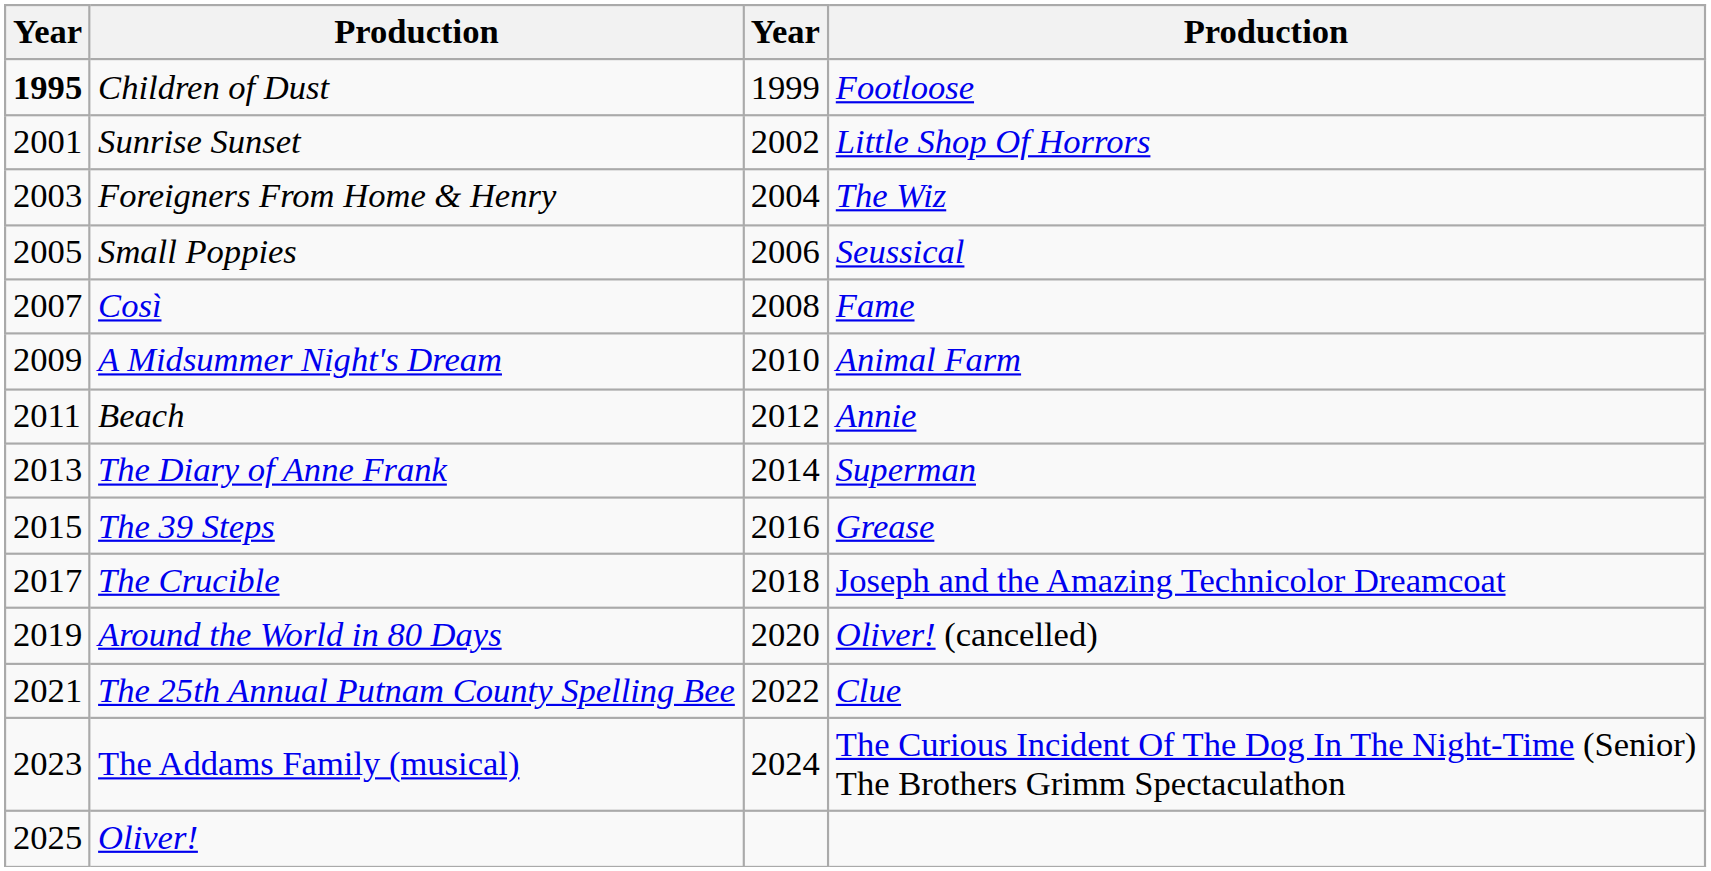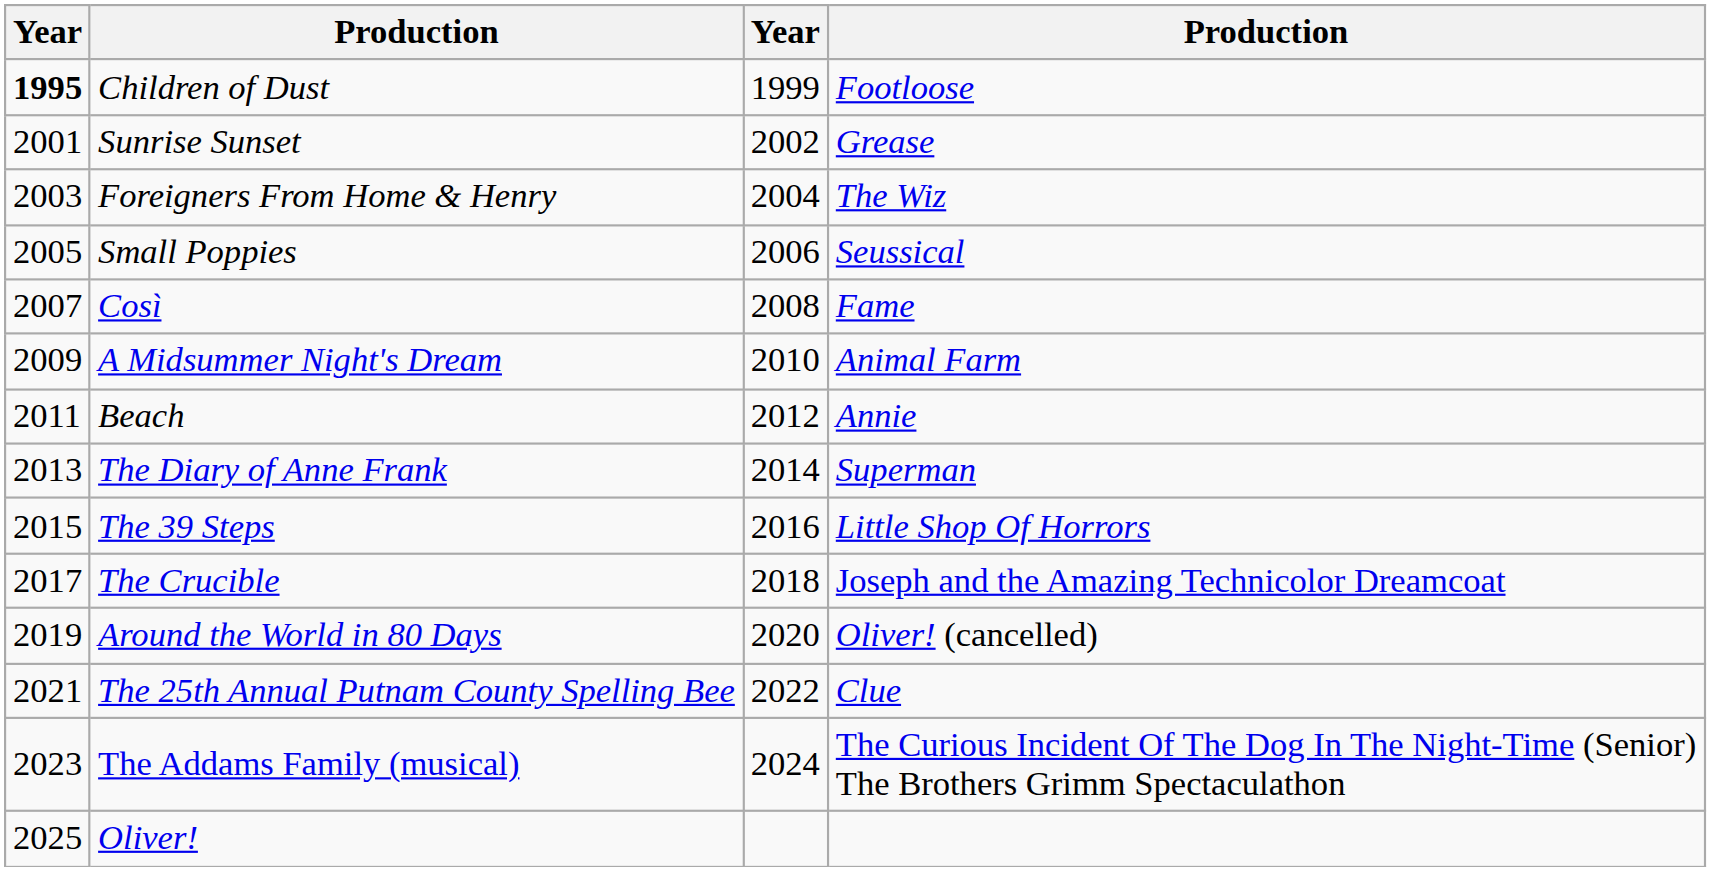(993, 141) Little Shop Of Horrors -> (885, 141) Grease
(885, 525) Grease -> (993, 525) Little Shop Of Horrors
